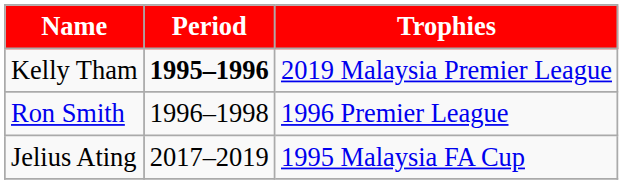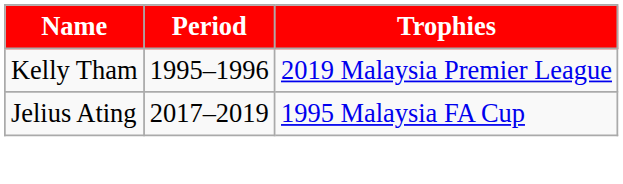(209, 70) bold -> (209, 70) normal
- row: (68, 113)
